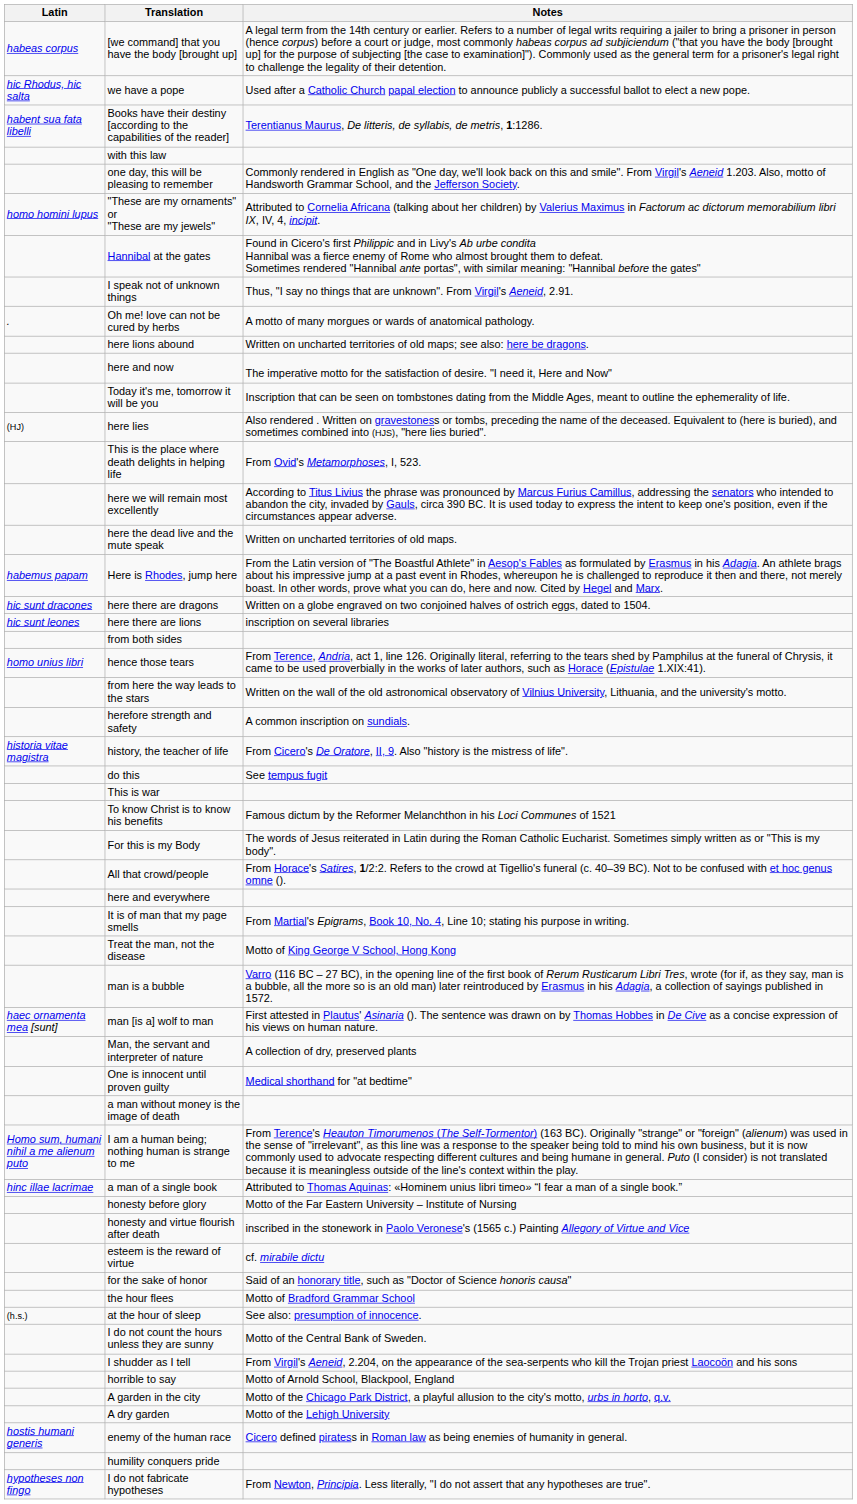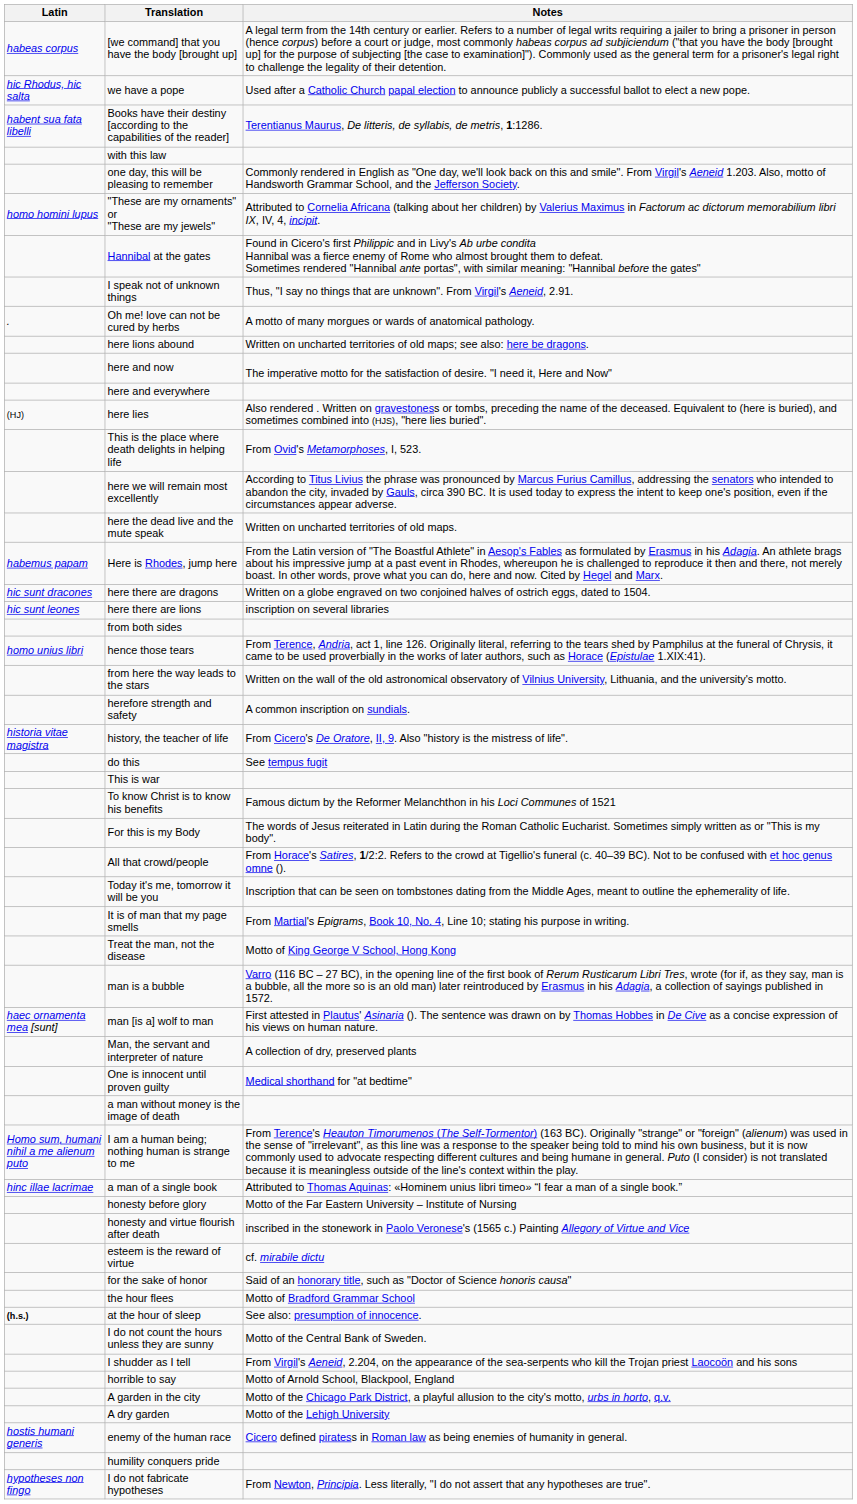rows swapped: (159, 897) <-> (169, 397)
(17, 1316) normal -> (18, 1315) bold
